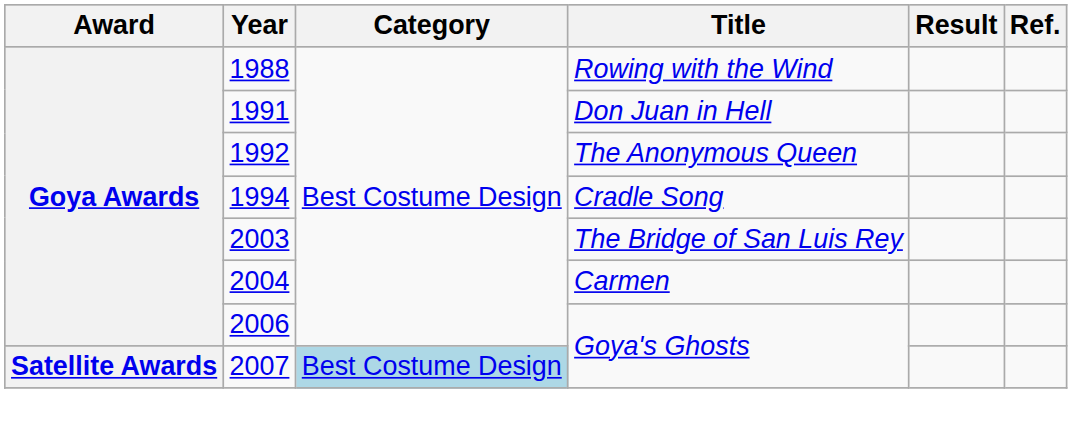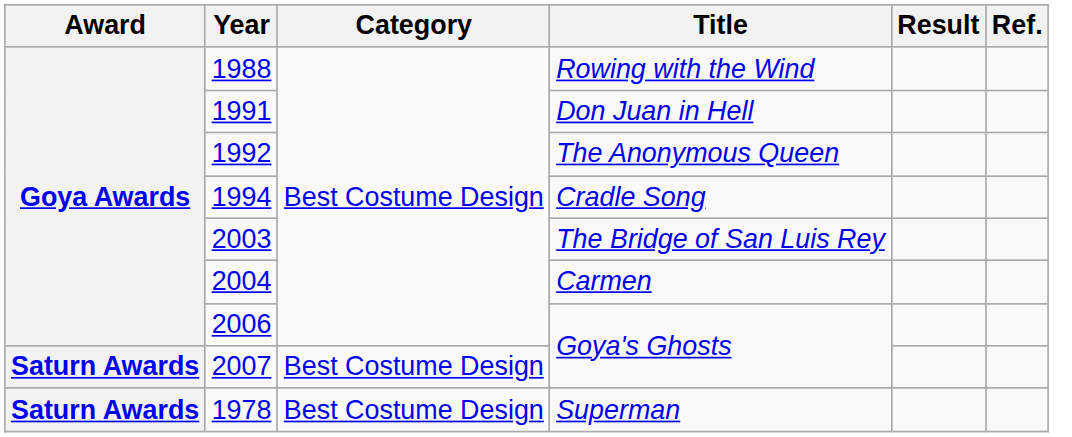(114, 366) Satellite Awards -> (105, 366) Saturn Awards
(432, 366) lightblue background -> (414, 366) no background
+ row: (242, 409)
